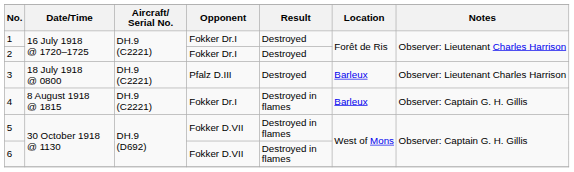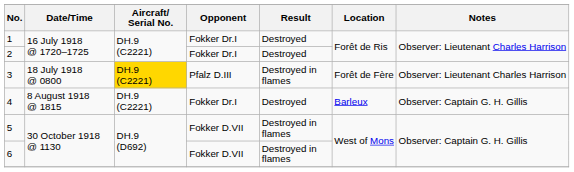(134, 75) no background -> (134, 75) gold background
(284, 75) Destroyed -> (289, 75) Destroyed in flames
(351, 75) Barleux -> (364, 75) Forêt de Fère
(289, 102) Destroyed in flames -> (284, 102) Destroyed
